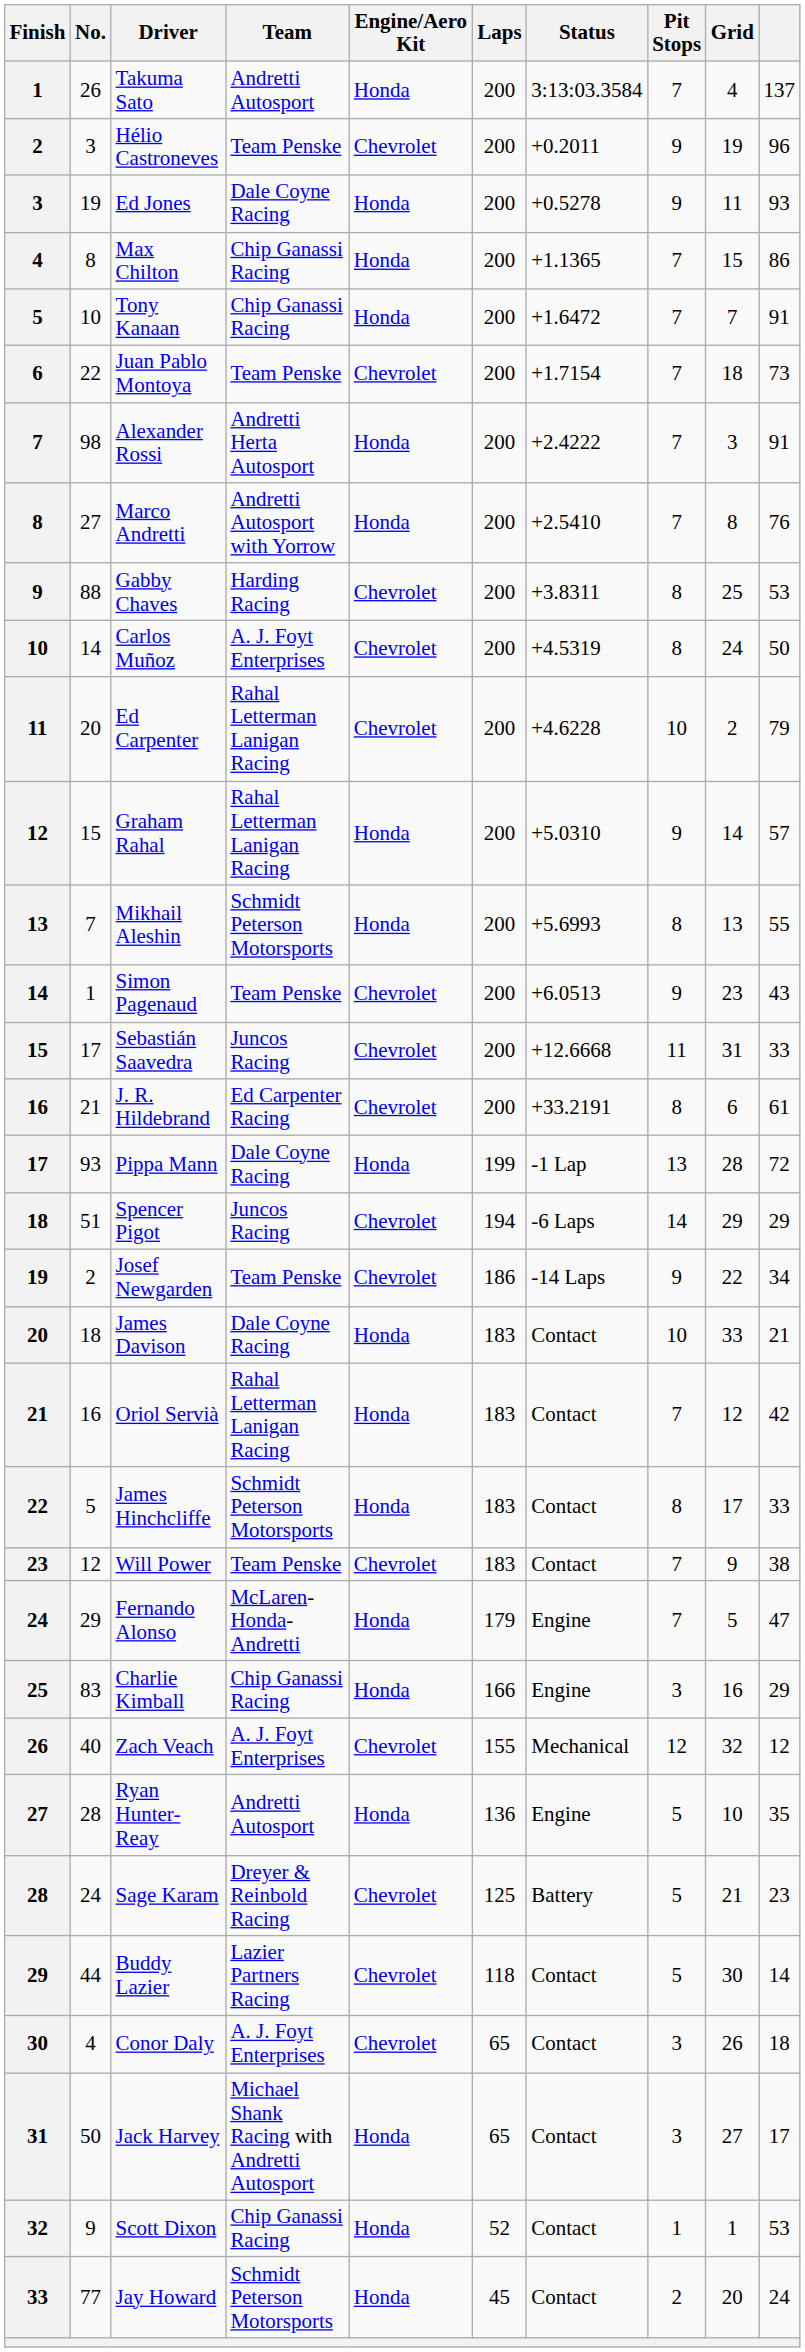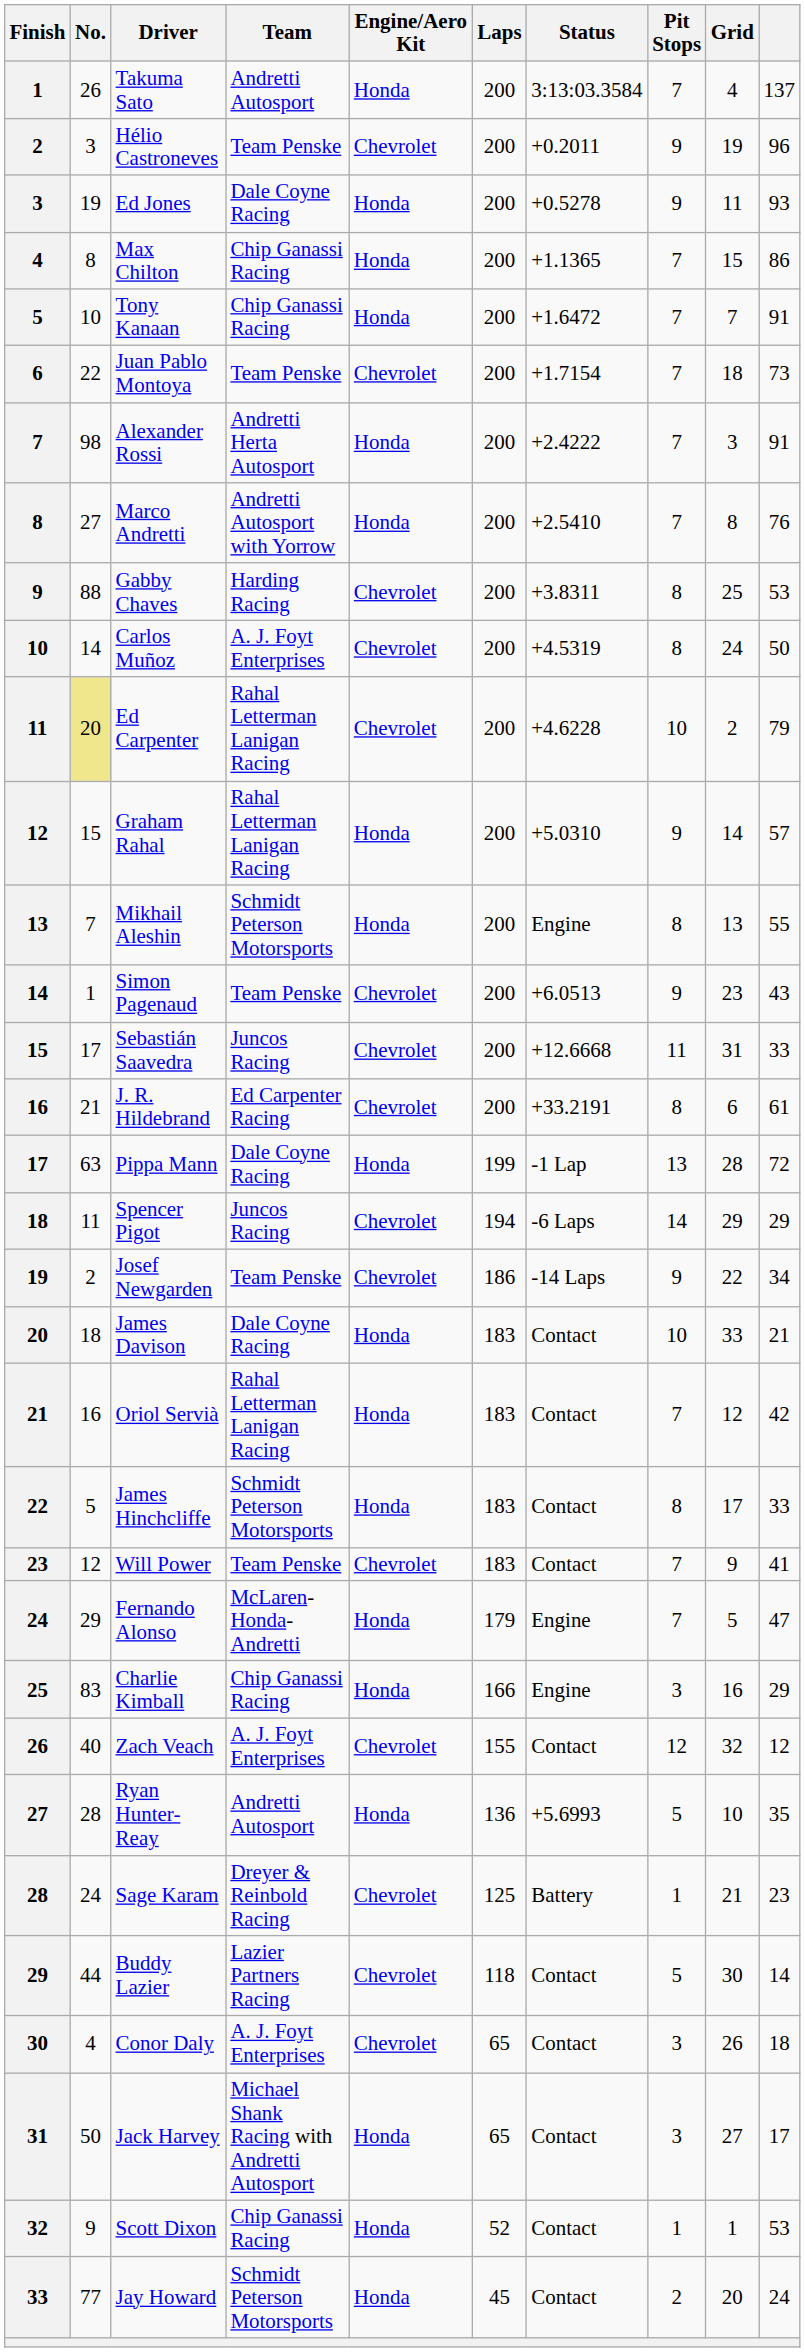(91, 728) no background -> (91, 728) khaki background
(566, 924) +5.6993 -> (561, 924) Engine
(91, 1163) 93 -> (91, 1163) 63
(91, 1220) 51 -> (91, 1220) 11
(779, 1563) 38 -> (779, 1563) 41
(580, 1746) Mechanical -> (564, 1746) Contact
(561, 1814) Engine -> (566, 1814) +5.6993
(677, 1895) 5 -> (677, 1895) 1
